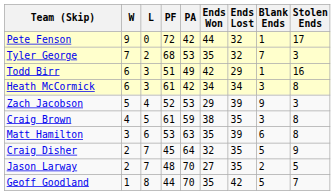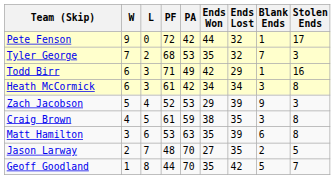(169, 71) 51 -> (169, 71) 71
- row: (42, 151)
